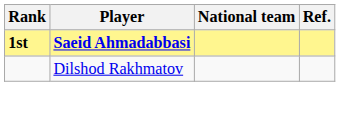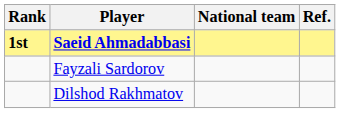+ row: (109, 68)
